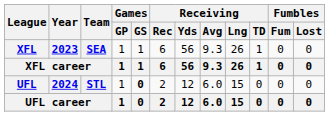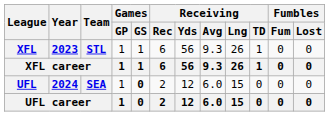(96, 49) SEA -> (96, 49) STL
(96, 85) STL -> (96, 85) SEA
